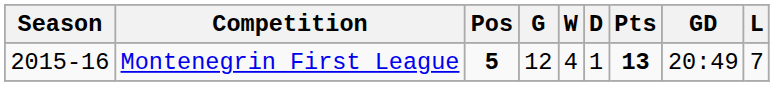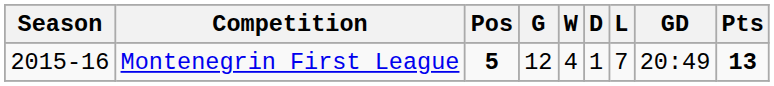columns swapped: (757, 24) <-> (636, 24)
